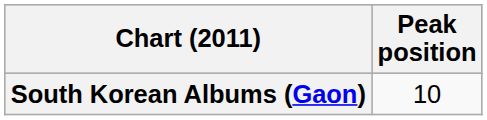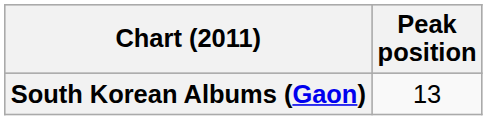(427, 93) 10 -> (427, 93) 13
